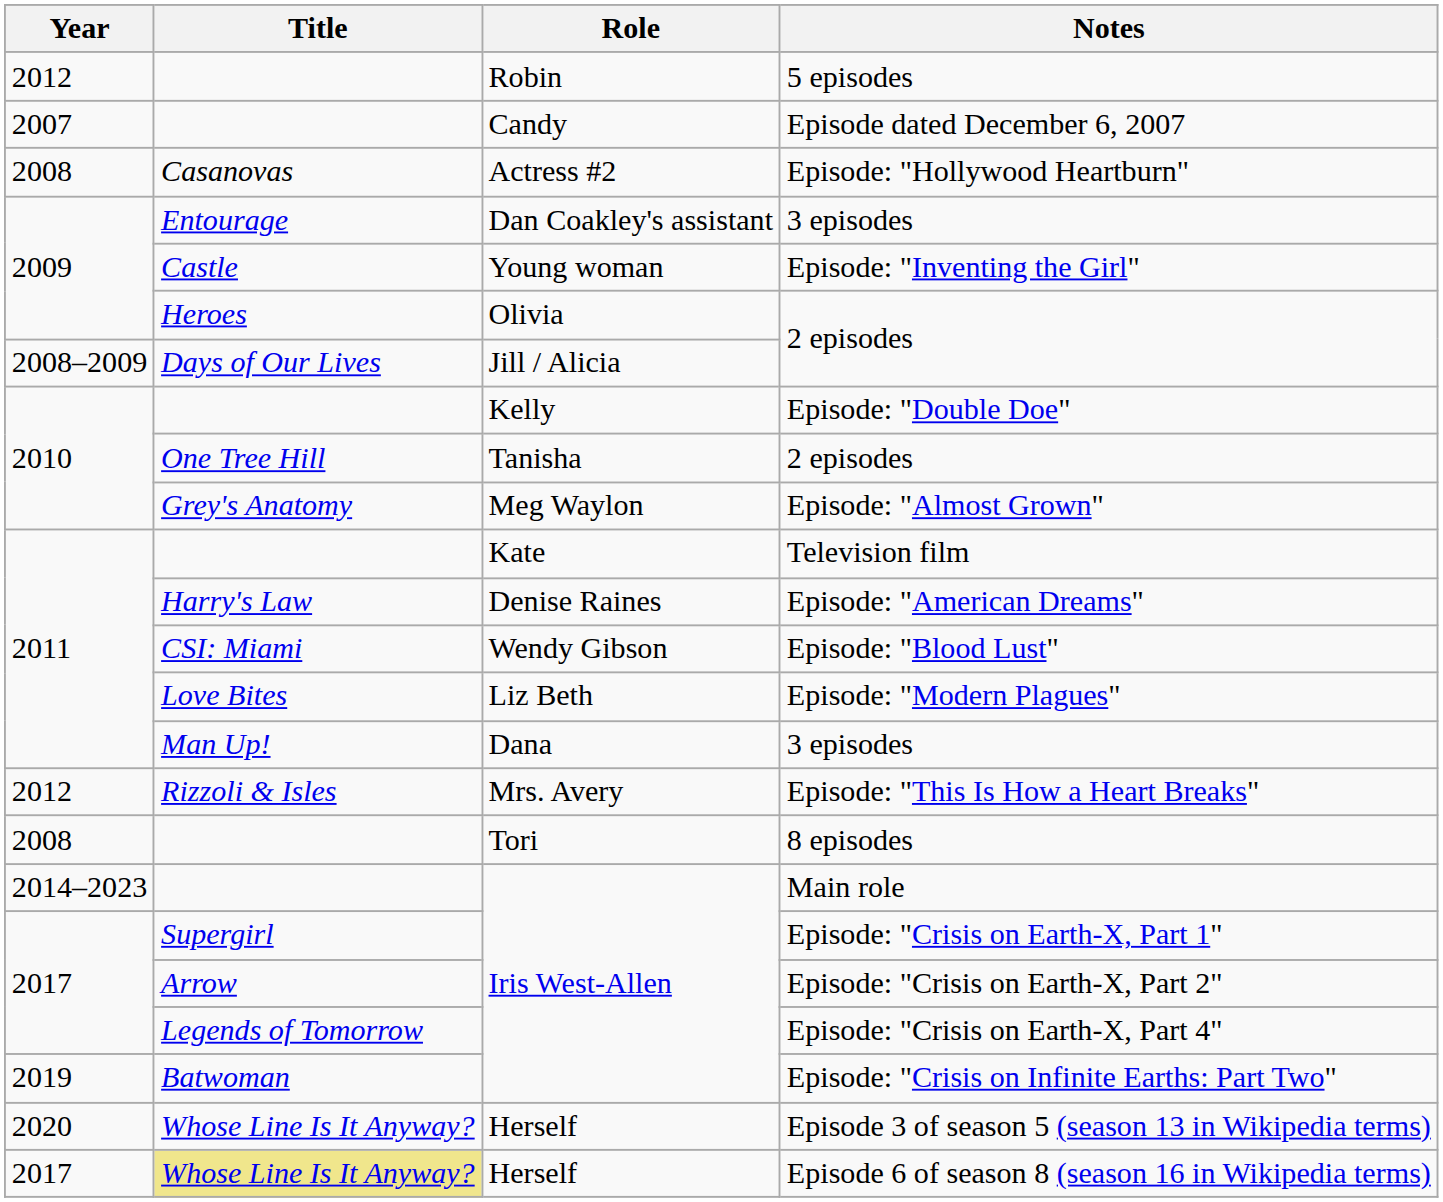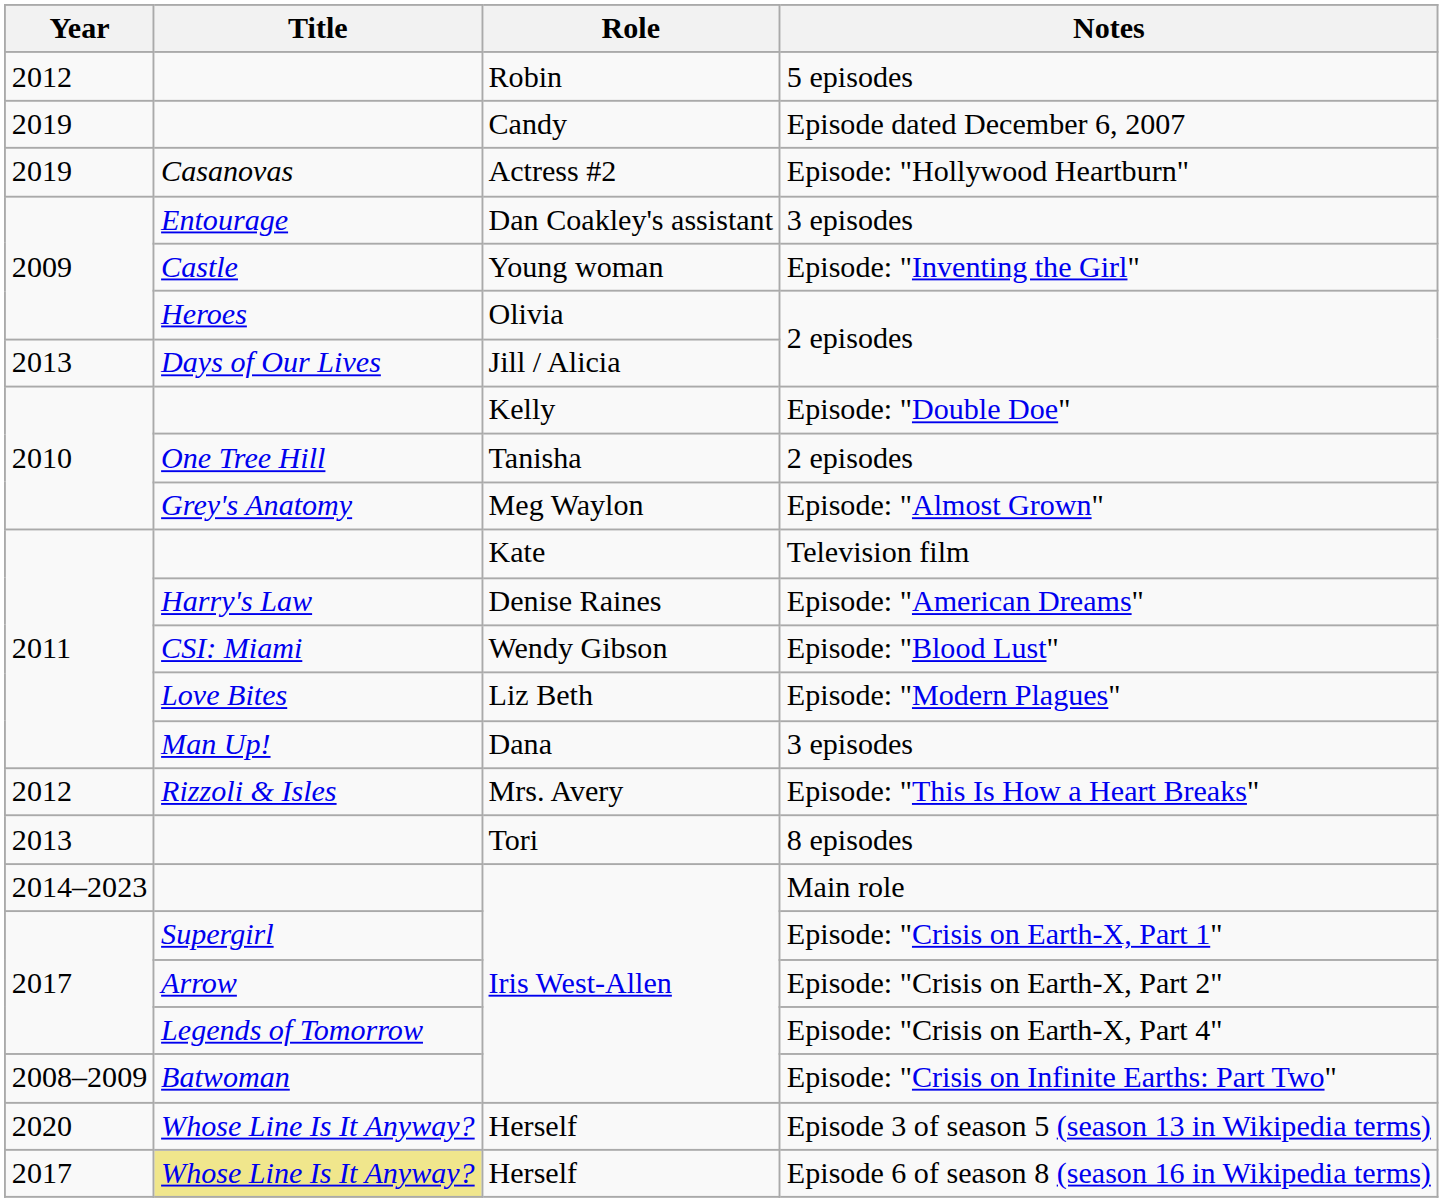(42, 123) 2007 -> (42, 123) 2019
(42, 171) 2008 -> (42, 171) 2019
(80, 362) 2008–2009 -> (42, 362) 2013
(42, 839) 2008 -> (42, 839) 2013
(42, 1077) 2019 -> (80, 1077) 2008–2009
